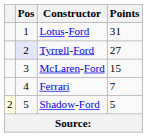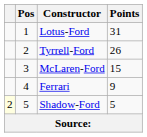(26, 50) lavender background -> (26, 50) no background
(115, 50) 27 -> (115, 50) 26
(113, 87) 7 -> (113, 87) 9
